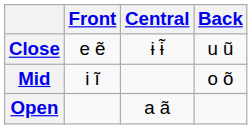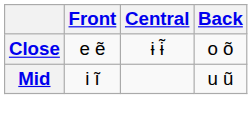(220, 49) u ũ -> (220, 49) o õ
(220, 78) o õ -> (220, 78) u ũ
- row: (34, 108)
